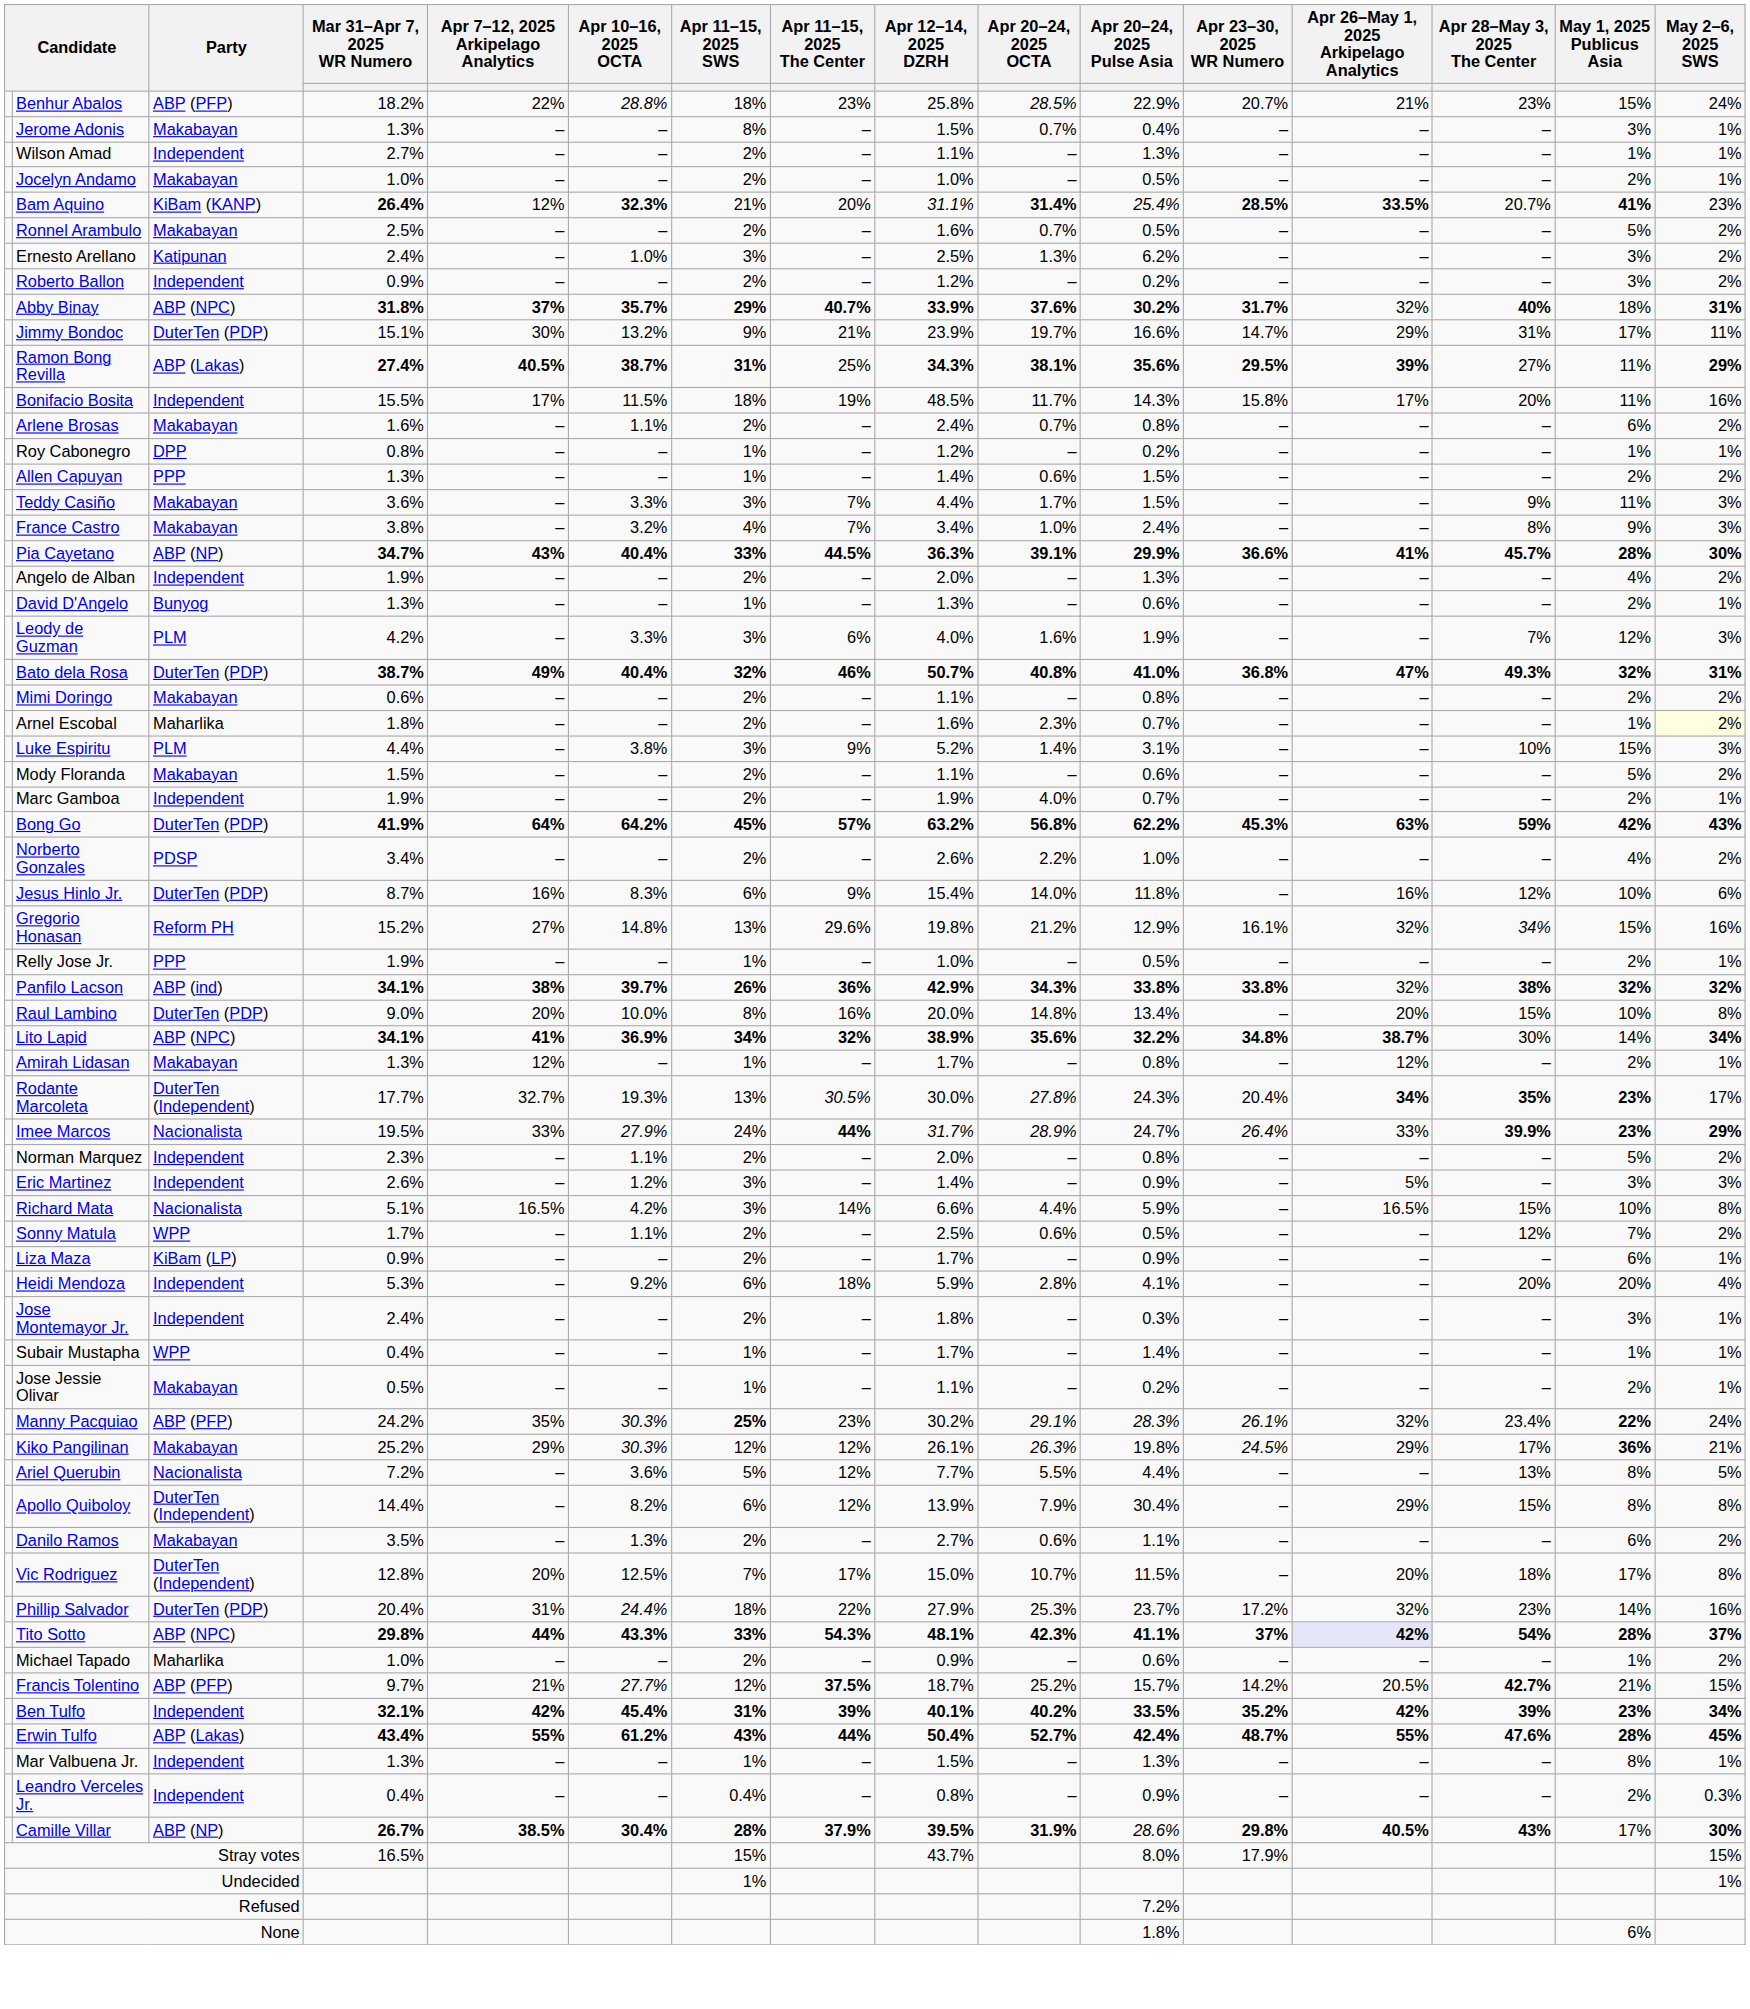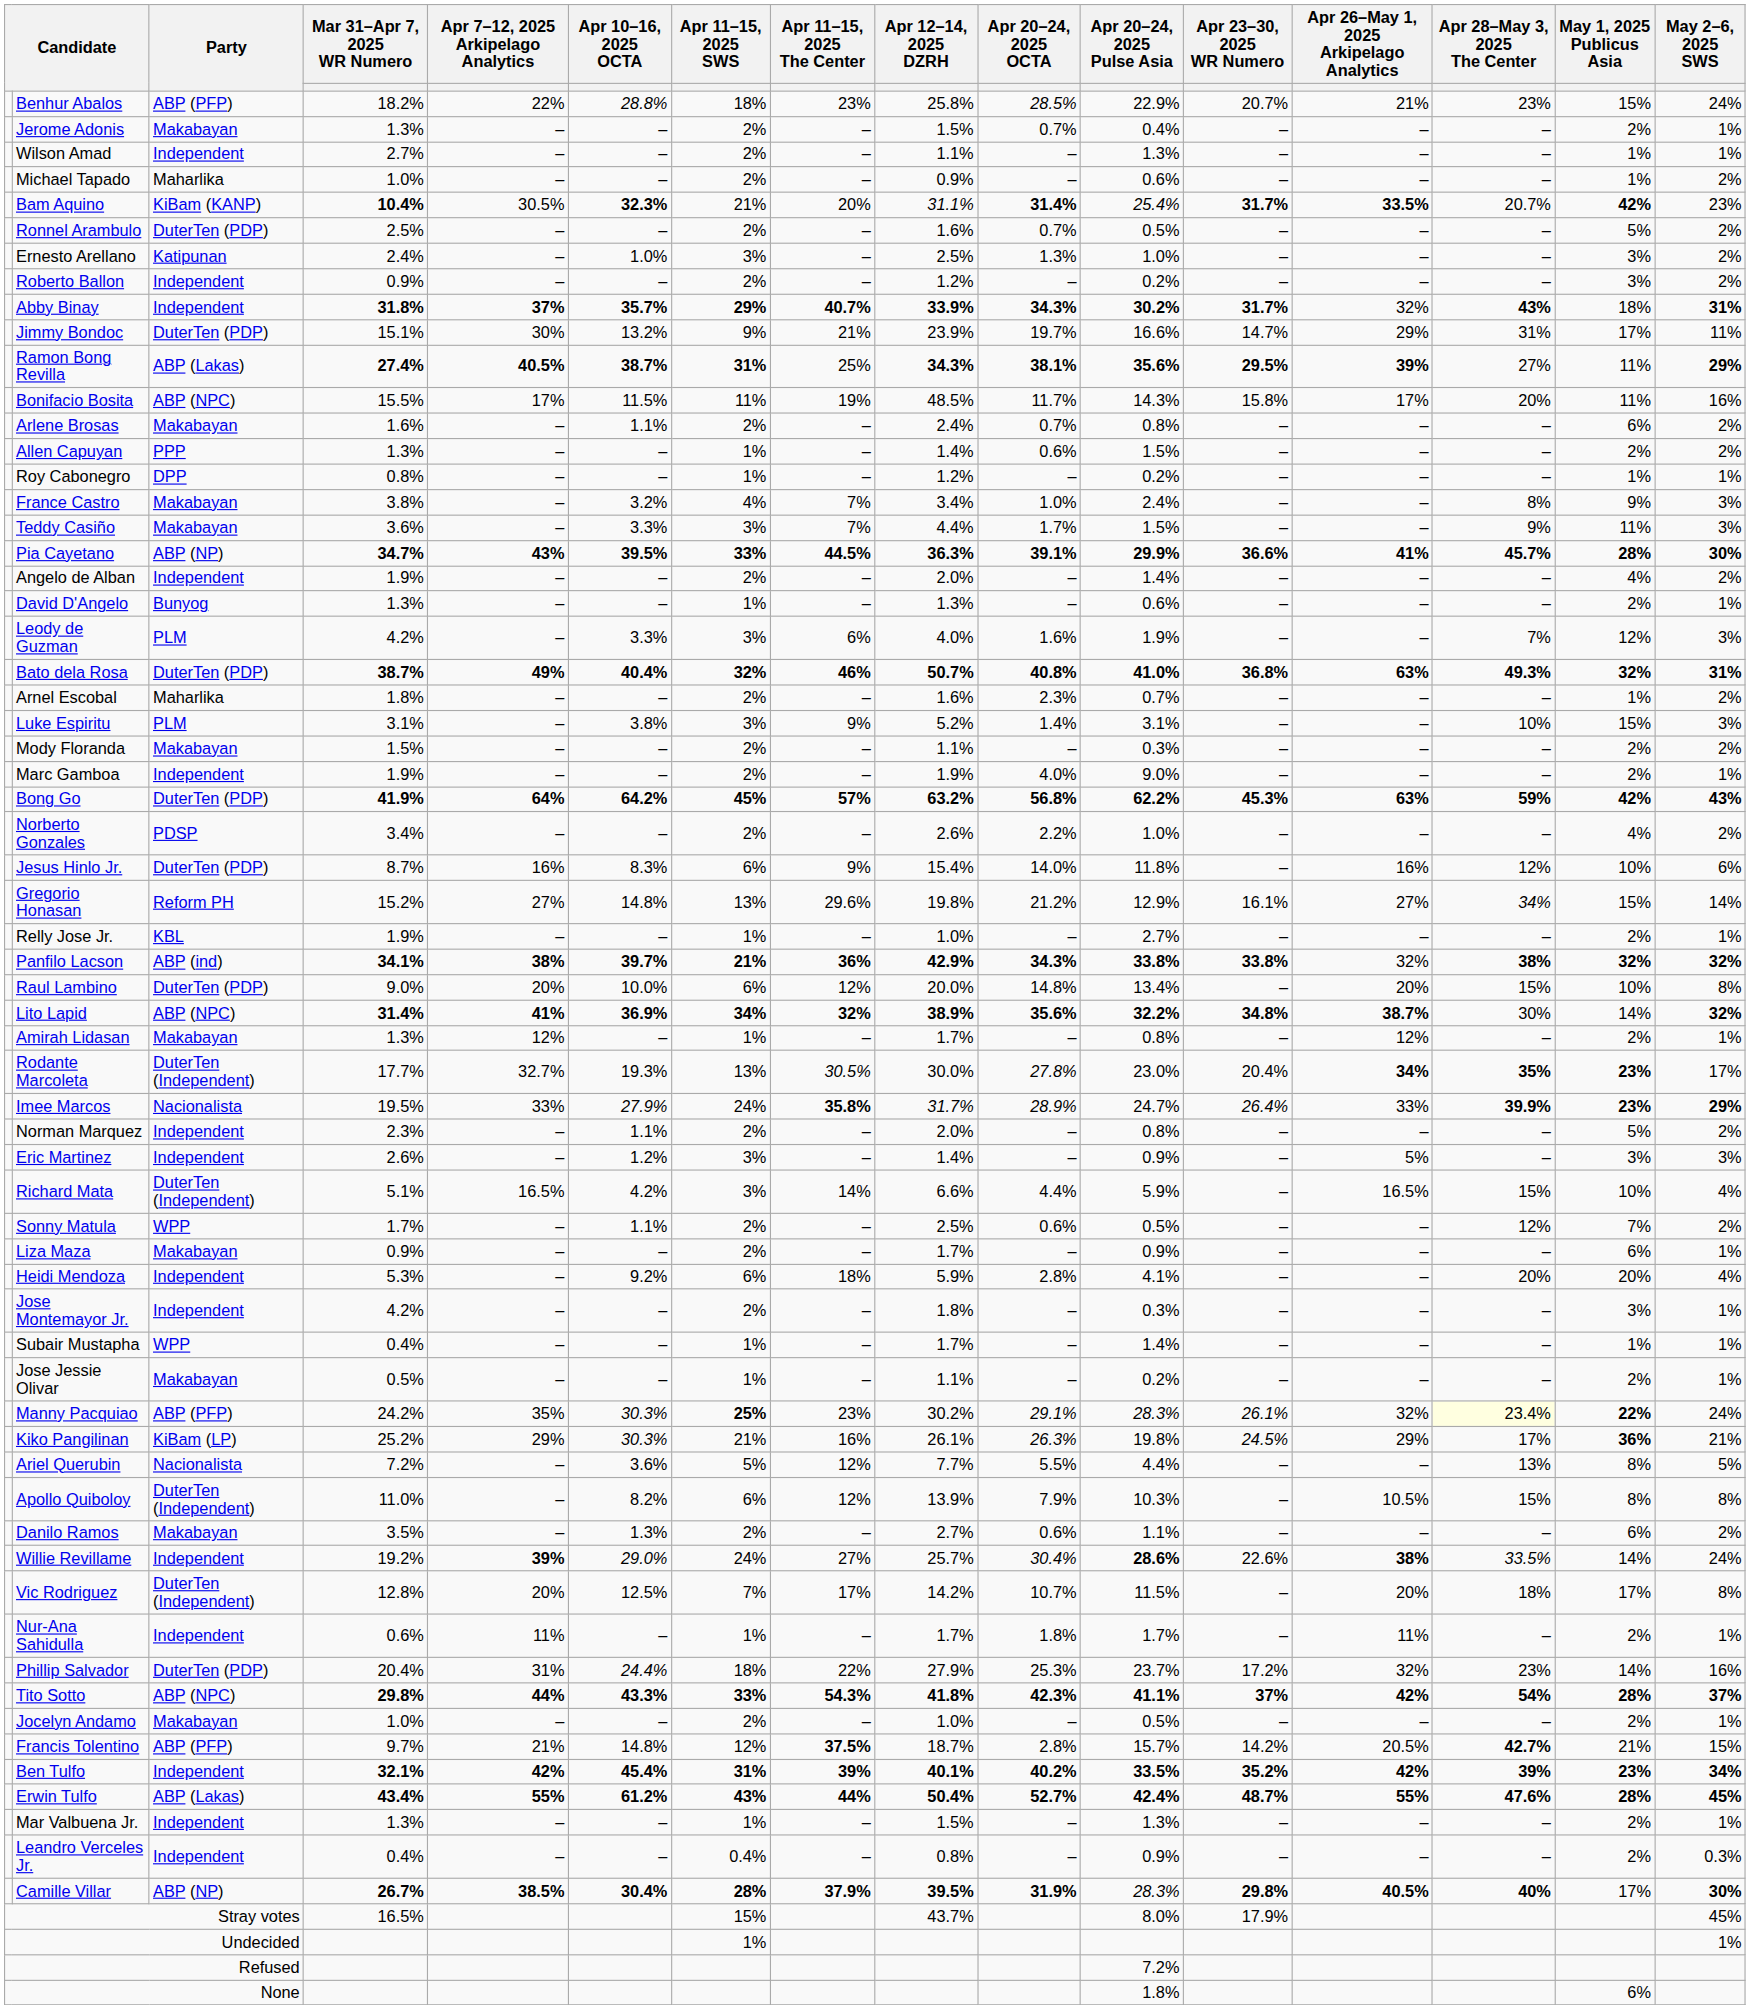(755, 129) 8% -> (755, 129) 2%
(1639, 129) 3% -> (1639, 129) 2%
rows swapped: (76, 179) <-> (73, 1660)
(401, 205) 26.4% -> (401, 205) 10.4%
(548, 205) 12% -> (541, 205) 30.5%
(1265, 205) 28.5% -> (1265, 205) 31.7%
(1635, 205) 41% -> (1635, 205) 42%
(195, 230) Makabayan -> (211, 230) DuterTen (PDP)
(1161, 256) 6.2% -> (1161, 256) 1.0%
(194, 306) ABP (NPC) -> (198, 306) Independent
(1053, 306) 37.6% -> (1053, 306) 34.3%
(1535, 306) 40% -> (1535, 306) 43%
(198, 400) Independent -> (194, 400) ABP (NPC)
(750, 400) 18% -> (751, 400) 11%
rows swapped: (73, 451) <-> (69, 477)
rows swapped: (66, 502) <-> (68, 527)
(644, 553) 40.4% -> (644, 553) 39.5%
(1161, 578) 1.3% -> (1161, 578) 1.4%
(1412, 672) 47% -> (1412, 672) 63%
- row: (64, 697)
(1730, 723) lightyellow background -> (1730, 697) no background
(405, 748) 4.4% -> (405, 723) 3.1%
(1161, 774) 0.6% -> (1161, 748) 0.3%
(1639, 774) 5% -> (1639, 748) 2%
(1161, 799) 0.7% -> (1161, 774) 9.0%
(1412, 927) 32% -> (1412, 902) 27%
(1725, 927) 16% -> (1725, 902) 14%
(169, 961) PPP -> (168, 936) KBL
(1161, 961) 0.5% -> (1161, 936) 2.7%
(750, 987) 26% -> (750, 961) 21%
(755, 1012) 8% -> (755, 987) 6%
(854, 1012) 16% -> (854, 987) 12%
(401, 1038) 34.1% -> (401, 1012) 31.4%
(1725, 1038) 34% -> (1725, 1012) 32%
(1156, 1097) 24.3% -> (1156, 1072) 23.0%
(854, 1132) 44% -> (848, 1106) 35.8%
(198, 1208) Nacionalista -> (204, 1191) DuterTen (Independent)
(1730, 1208) 8% -> (1730, 1191) 4%
(195, 1259) KiBam (LP) -> (195, 1251) Makabayan
(405, 1318) 2.4% -> (405, 1311) 4.2%
(1528, 1421) no background -> (1528, 1413) lightyellow background
(195, 1446) Makabayan -> (195, 1439) KiBam (LP)
(750, 1446) 12% -> (750, 1439) 21%
(854, 1446) 12% -> (854, 1439) 16%
(401, 1506) 14.4% -> (401, 1498) 11.0%
(1156, 1506) 30.4% -> (1156, 1498) 10.3%
(1412, 1506) 29% -> (1406, 1498) 10.5%
+ row: (74, 1558)
(950, 1575) 15.0% -> (950, 1592) 14.2%
+ row: (50, 1635)
(950, 1634) 48.1% -> (950, 1695) 41.8%
(1412, 1634) lavender background -> (1412, 1695) no background
(644, 1685) 27.7% -> (644, 1746) 14.8%
(1053, 1685) 25.2% -> (1058, 1746) 2.8%
(1639, 1761) 8% -> (1639, 1822) 2%
(1156, 1830) 28.6% -> (1156, 1891) 28.3%
(1535, 1830) 43% -> (1535, 1891) 40%
(1725, 1855) 15% -> (1725, 1916) 45%
